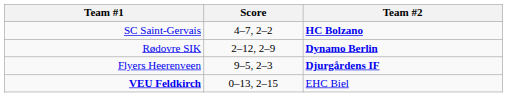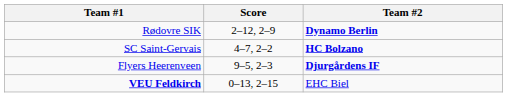rows swapped: (162, 30) <-> (172, 48)
